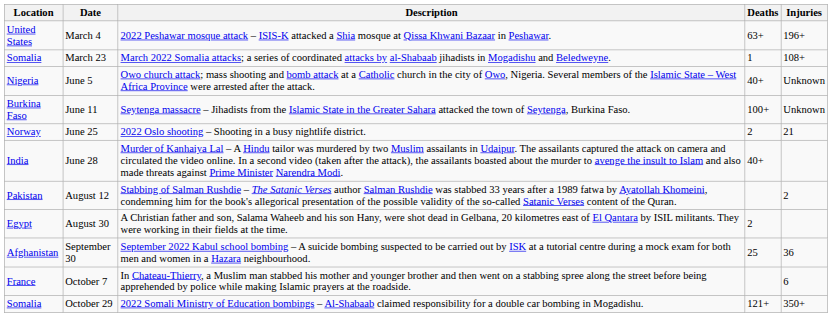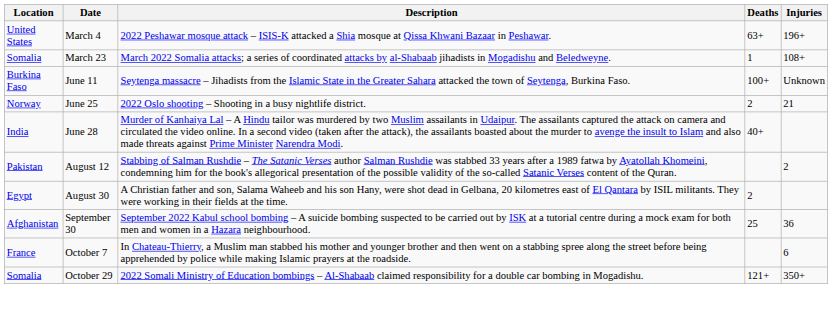- row: (79, 80)
